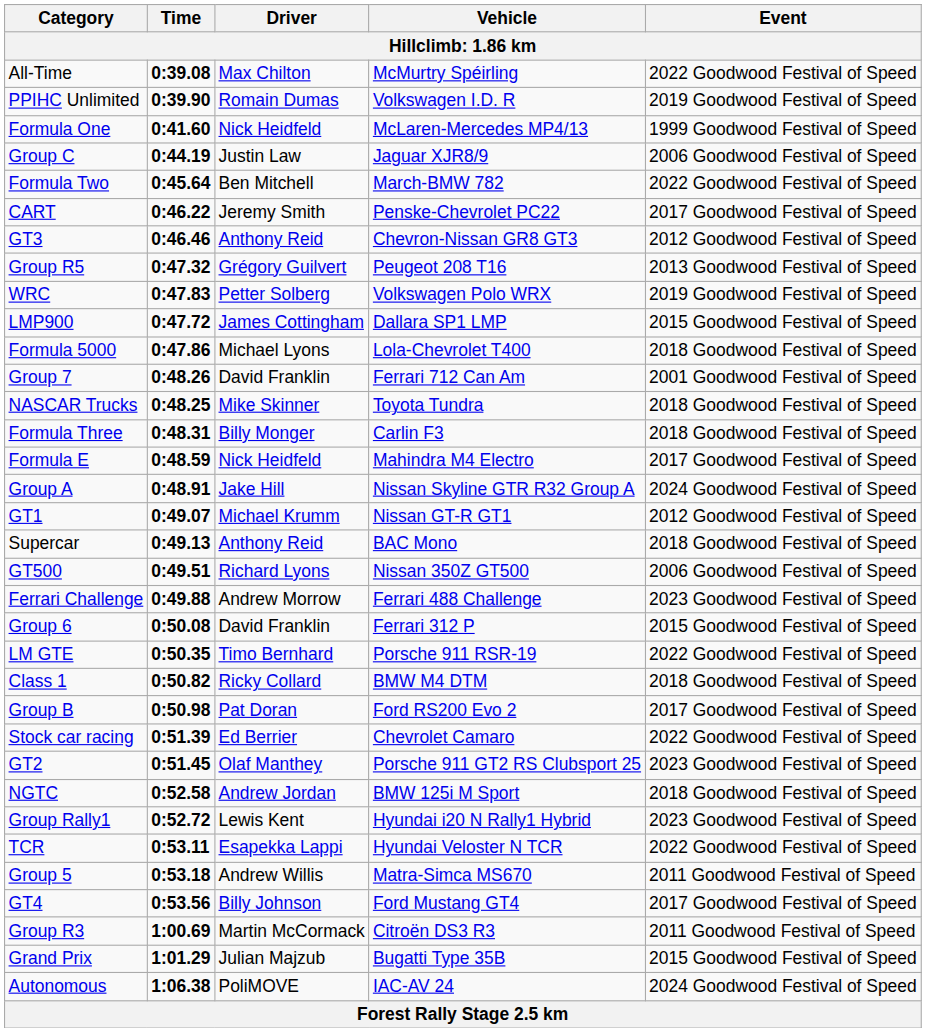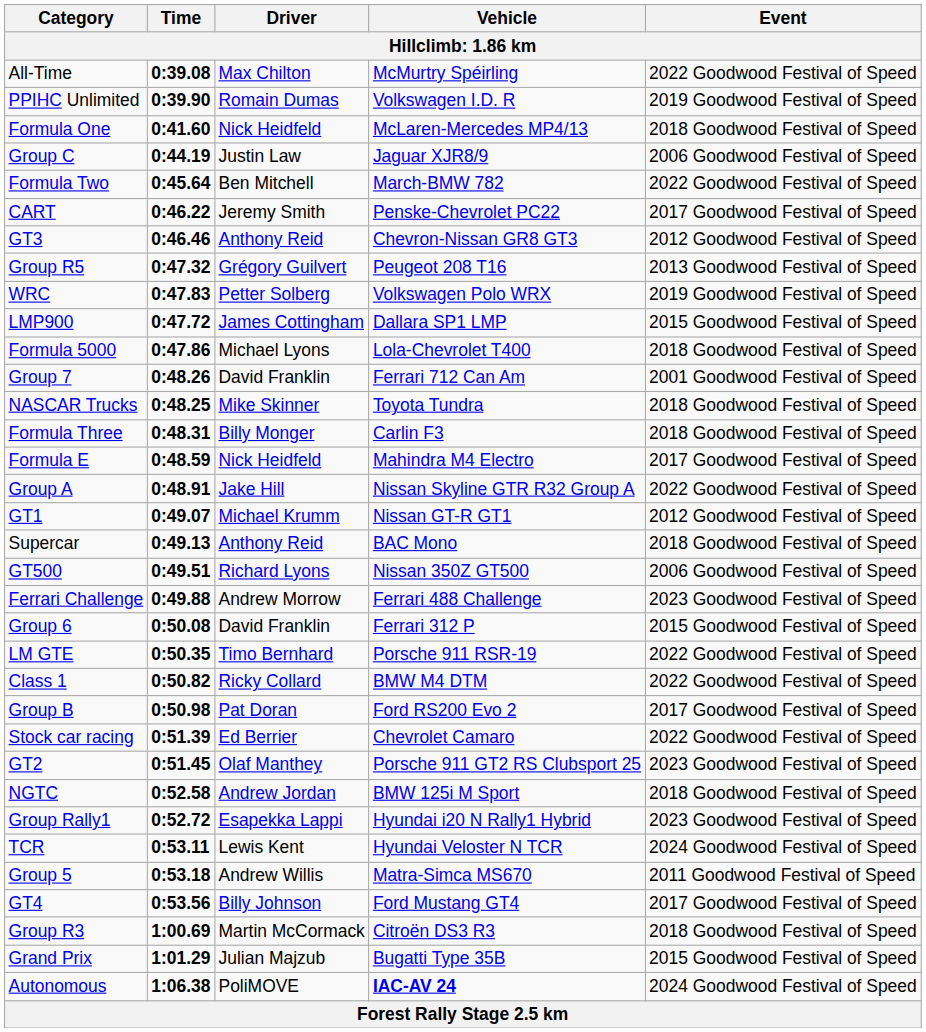(783, 128) 1999 Goodwood Festival of Speed -> (783, 128) 2018 Goodwood Festival of Speed
(783, 488) 2024 Goodwood Festival of Speed -> (783, 488) 2022 Goodwood Festival of Speed
(783, 682) 2018 Goodwood Festival of Speed -> (783, 682) 2022 Goodwood Festival of Speed
(261, 820) Lewis Kent -> (281, 820) Esapekka Lappi
(281, 848) Esapekka Lappi -> (261, 848) Lewis Kent
(783, 848) 2022 Goodwood Festival of Speed -> (783, 848) 2024 Goodwood Festival of Speed
(782, 931) 2011 Goodwood Festival of Speed -> (783, 931) 2018 Goodwood Festival of Speed
(413, 986) normal -> (414, 986) bold
